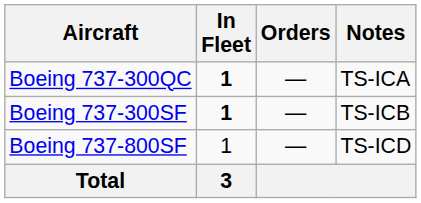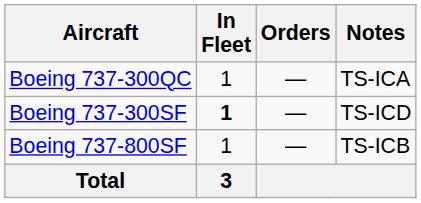(226, 79) bold -> (226, 79) normal
(375, 112) TS-ICB -> (376, 112) TS-ICD
(376, 146) TS-ICD -> (375, 146) TS-ICB
